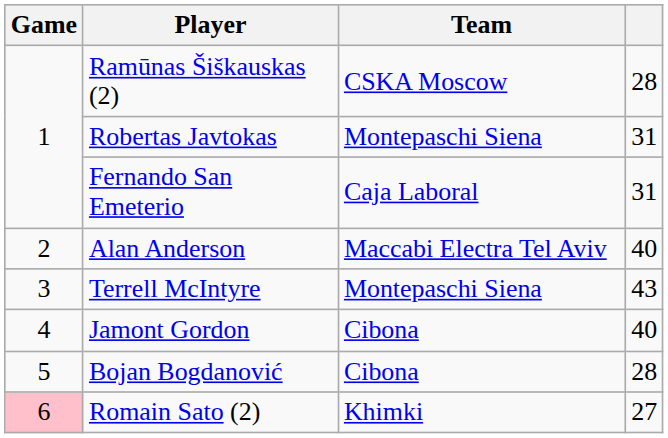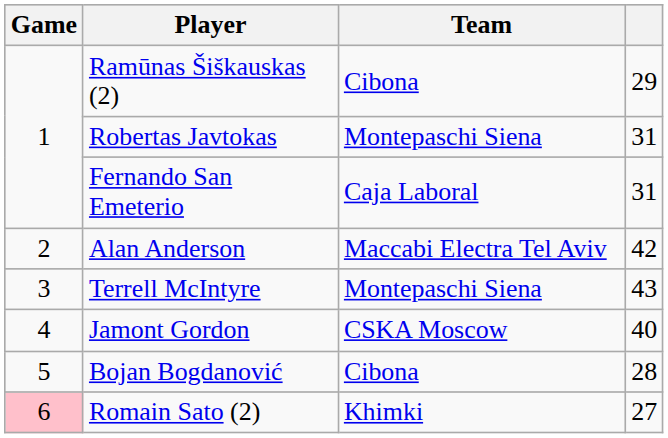(426, 80) CSKA Moscow -> (381, 80) Cibona
(644, 80) 28 -> (644, 80) 29
(644, 247) 40 -> (644, 247) 42
(381, 330) Cibona -> (426, 330) CSKA Moscow
